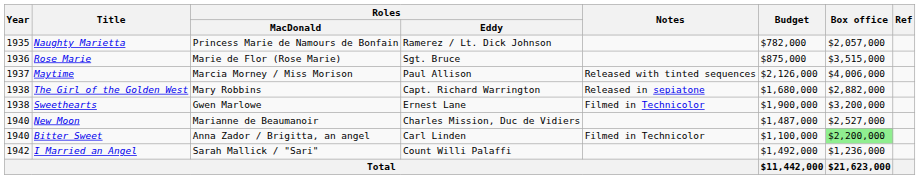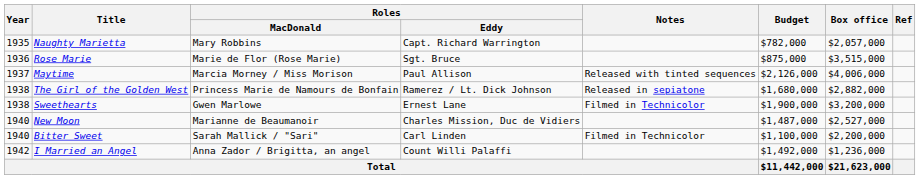(296, 43) Princess Marie de Namours de Bonfain -> (227, 43) Mary Robbins
(477, 43) Ramerez / Lt. Dick Johnson -> (472, 43) Capt. Richard Warrington
(227, 89) Mary Robbins -> (296, 89) Princess Marie de Namours de Bonfain
(472, 89) Capt. Richard Warrington -> (477, 89) Ramerez / Lt. Dick Johnson
(281, 136) Anna Zador / Brigitta, an angel -> (256, 136) Sarah Mallick / "Sari"
(857, 136) lightgreen background -> (857, 136) no background
(256, 151) Sarah Mallick / "Sari" -> (281, 151) Anna Zador / Brigitta, an angel
